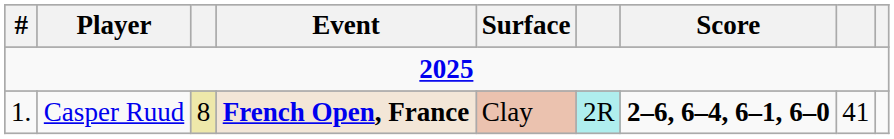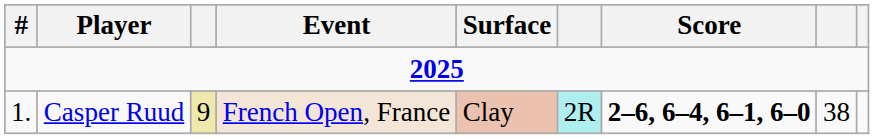(203, 111) 8 -> (203, 111) 9
(346, 111) bold -> (336, 111) normal
(856, 111) 41 -> (837, 111) 38
